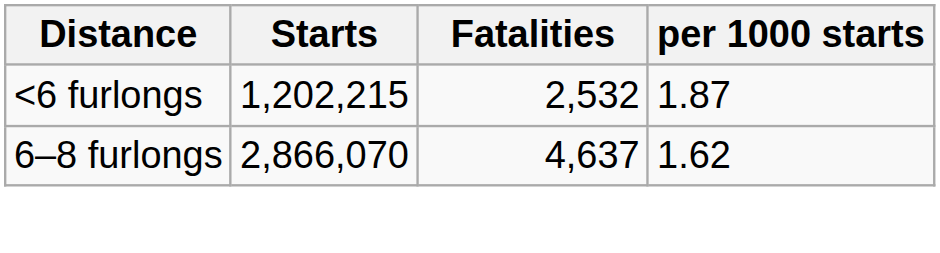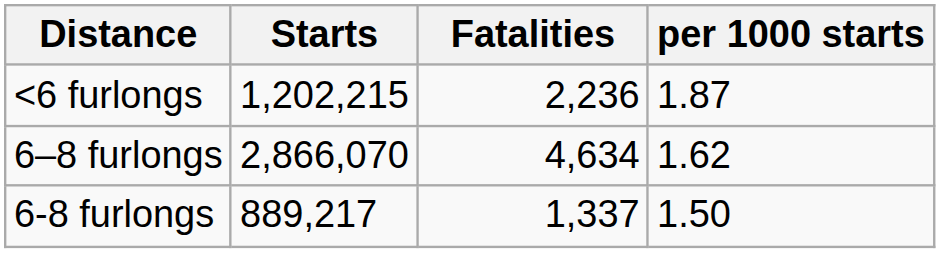(592, 94) 2,532 -> (592, 94) 2,236
(592, 154) 4,637 -> (592, 154) 4,634
+ row: (114, 214)
